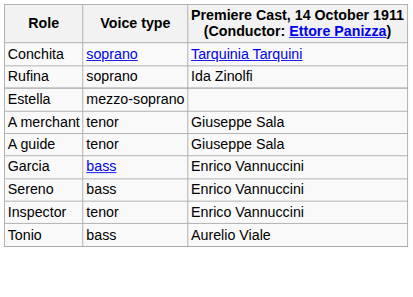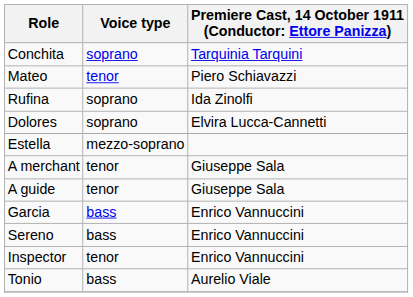+ row: (28, 76)
+ row: (32, 122)
